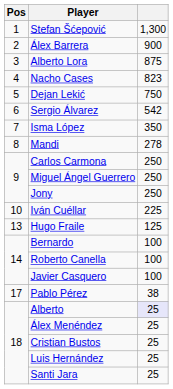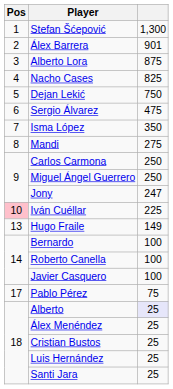(153, 45) 900 -> (153, 45) 901
(153, 78) 823 -> (153, 78) 825
(153, 111) 542 -> (153, 111) 475
(153, 144) 278 -> (153, 144) 275
(153, 194) 250 -> (153, 194) 247
(16, 210) no background -> (16, 210) pink background
(153, 227) 125 -> (153, 227) 149
(153, 293) 38 -> (153, 293) 75
